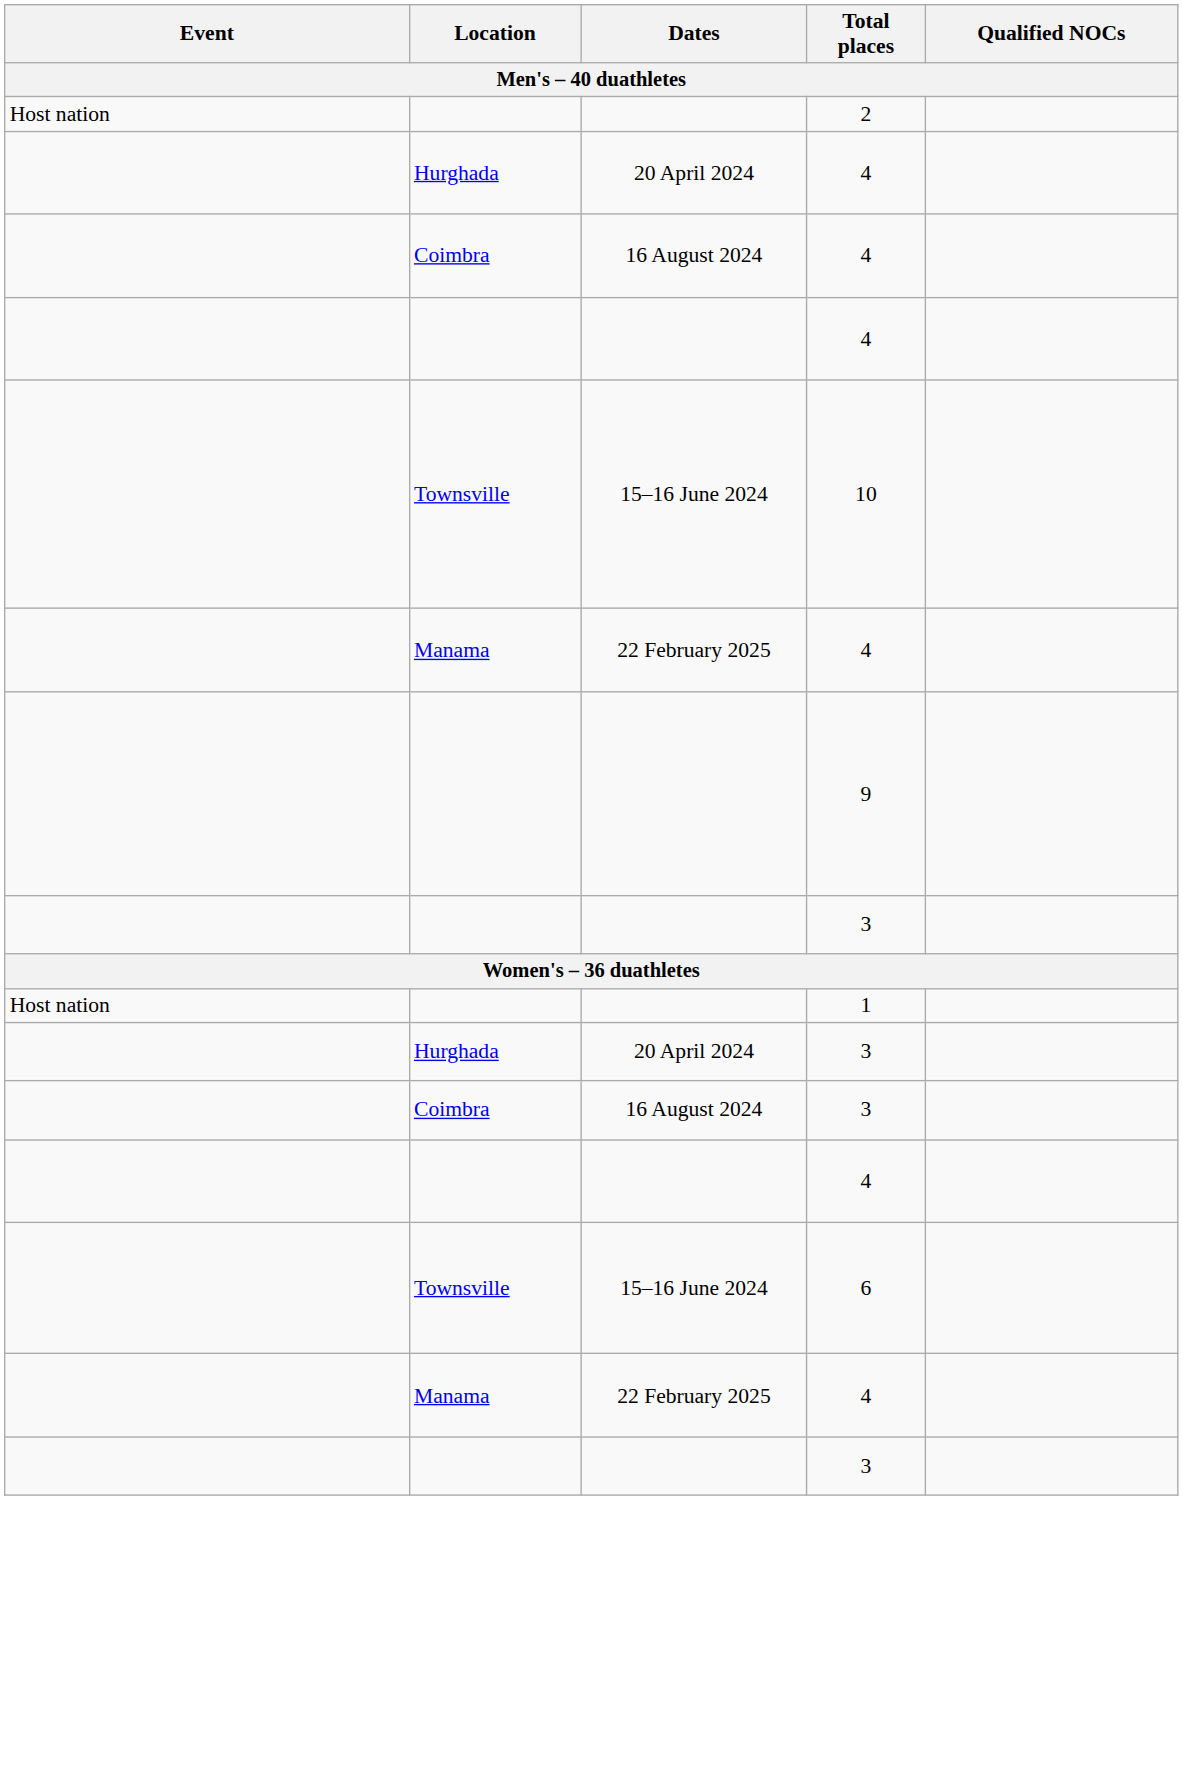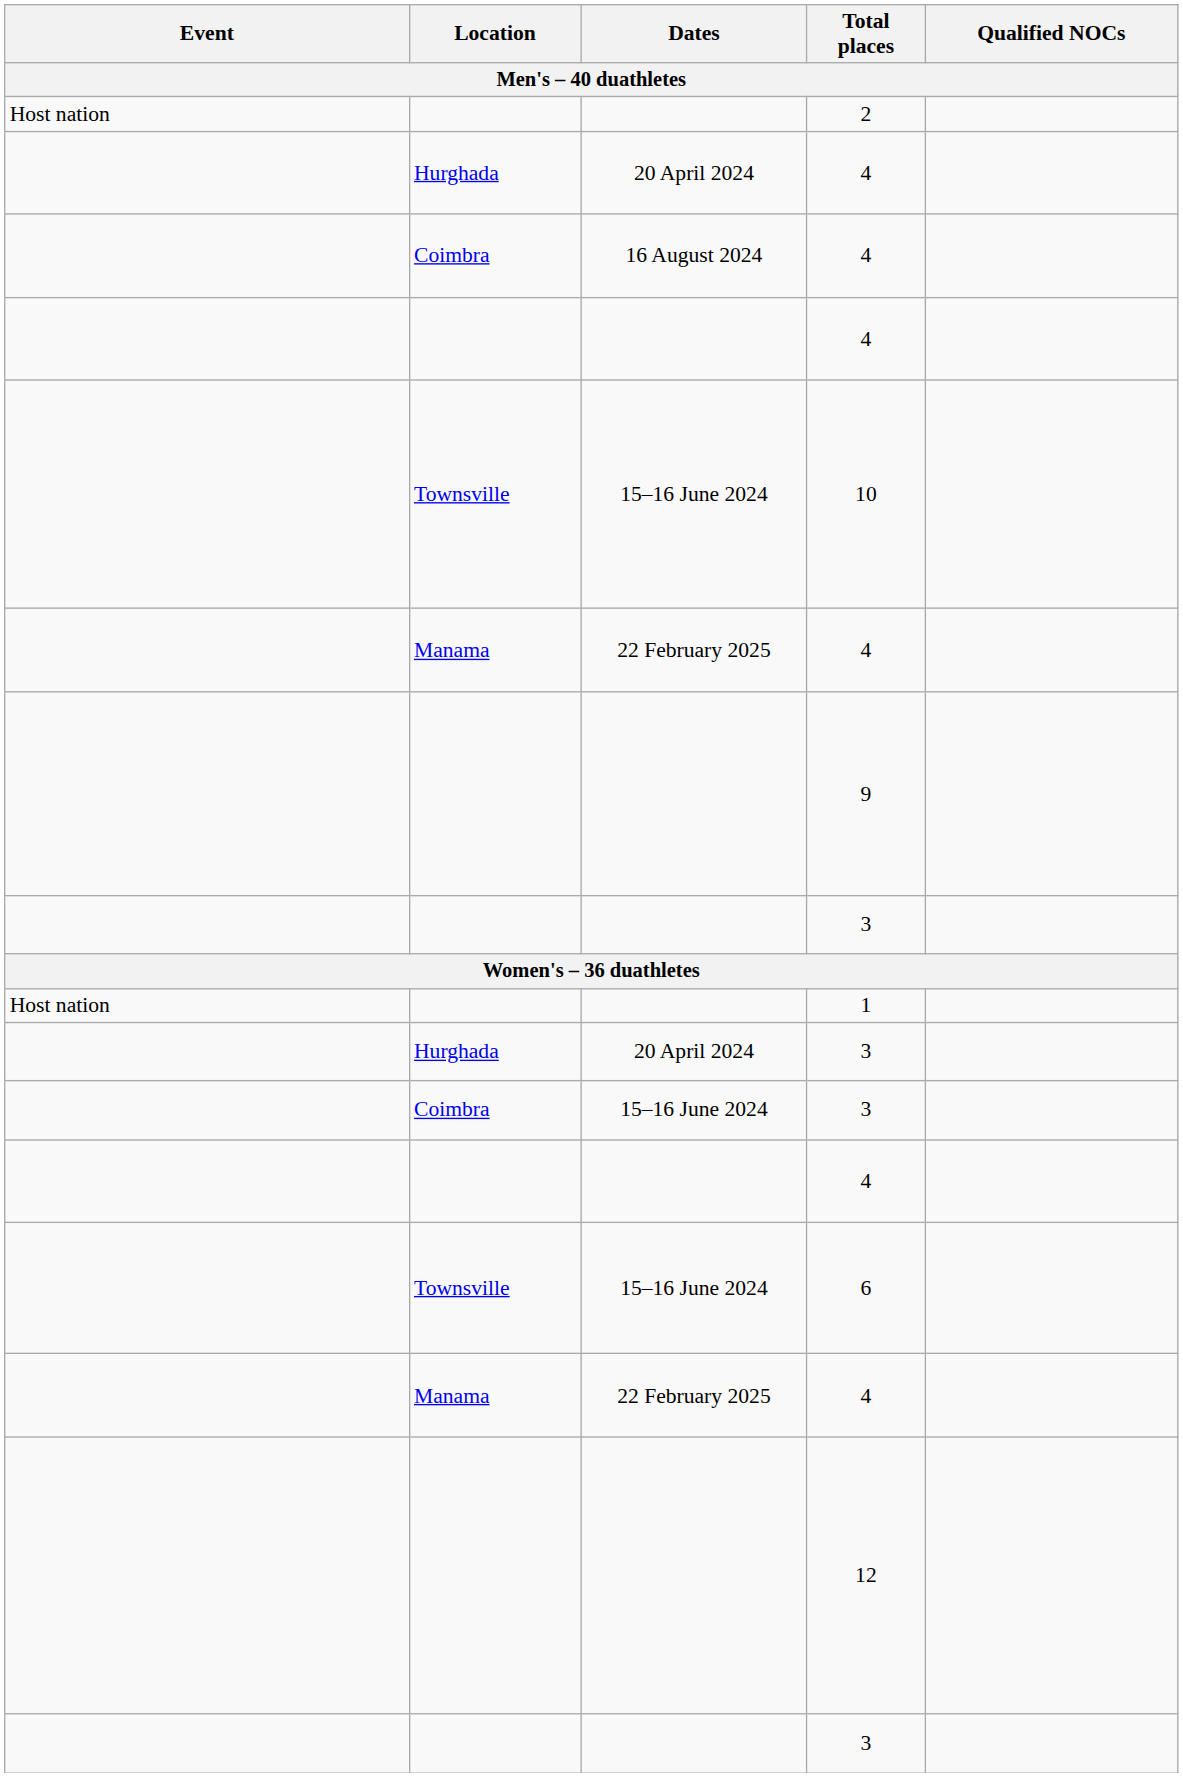(694, 1110) 16 August 2024 -> (694, 1110) 15–16 June 2024
+ row: (495, 1575)
